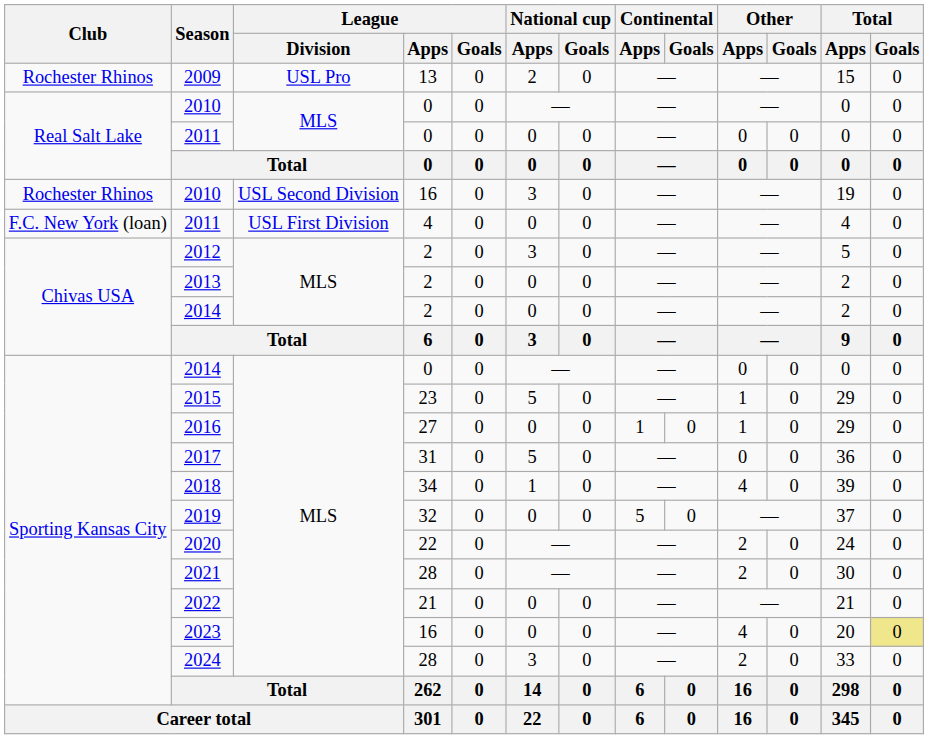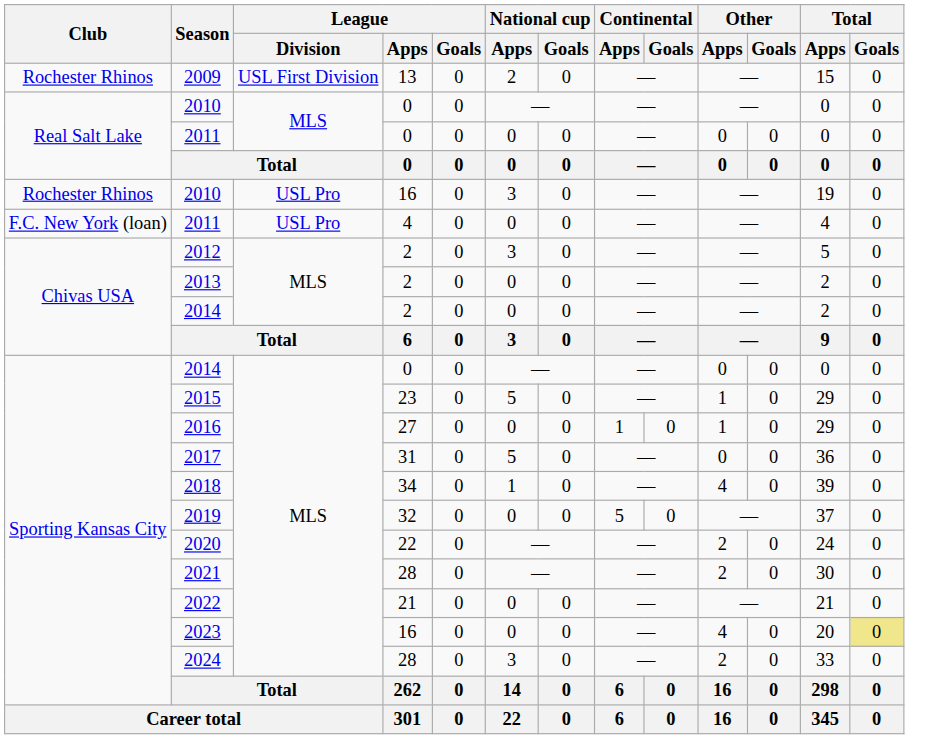(318, 77) USL Pro -> (308, 77) USL First Division
(318, 194) USL Second Division -> (308, 194) USL Pro
(318, 223) USL First Division -> (308, 223) USL Pro
